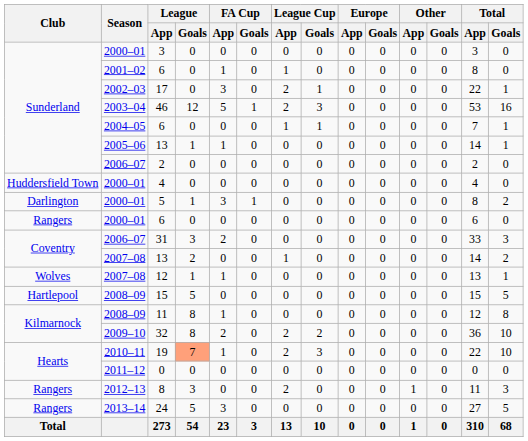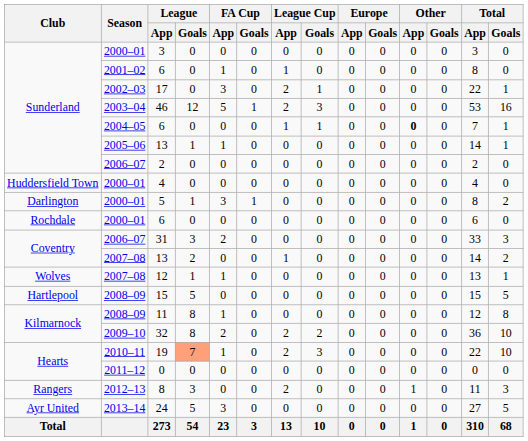(413, 126) normal -> (413, 126) bold
(53, 220) Rangers -> (53, 220) Rochdale
(53, 408) Rangers -> (53, 408) Ayr United
